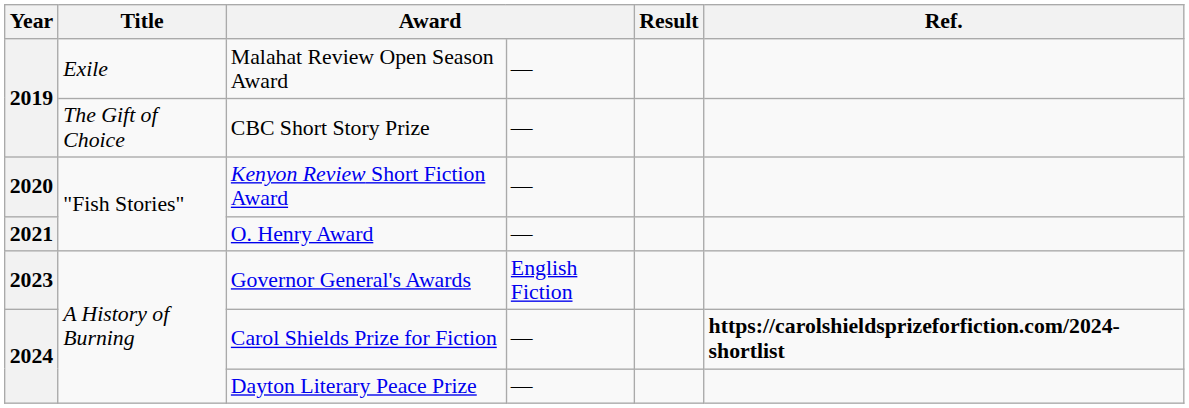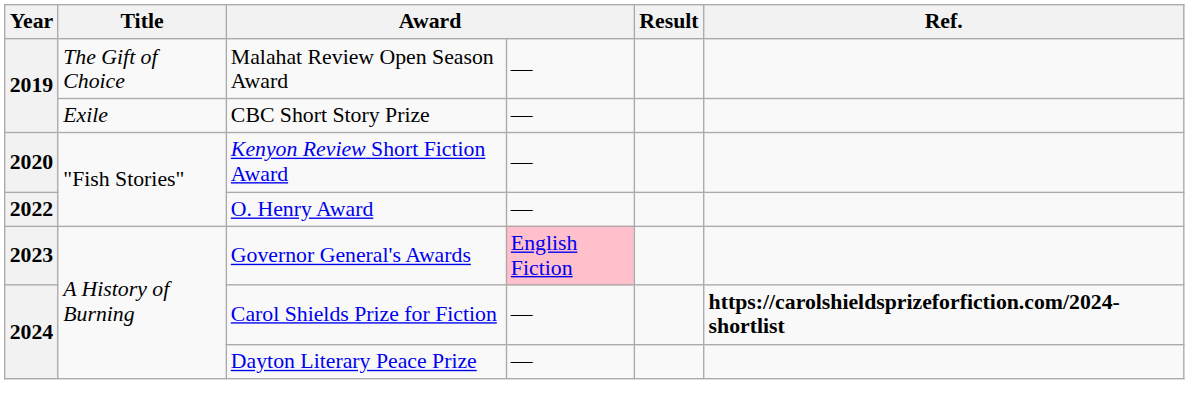(86, 68) Exile -> (110, 68) The Gift of Choice
(110, 127) The Gift of Choice -> (86, 115) Exile
(31, 233) 2021 -> (31, 208) 2022
(544, 279) no background -> (544, 255) pink background
